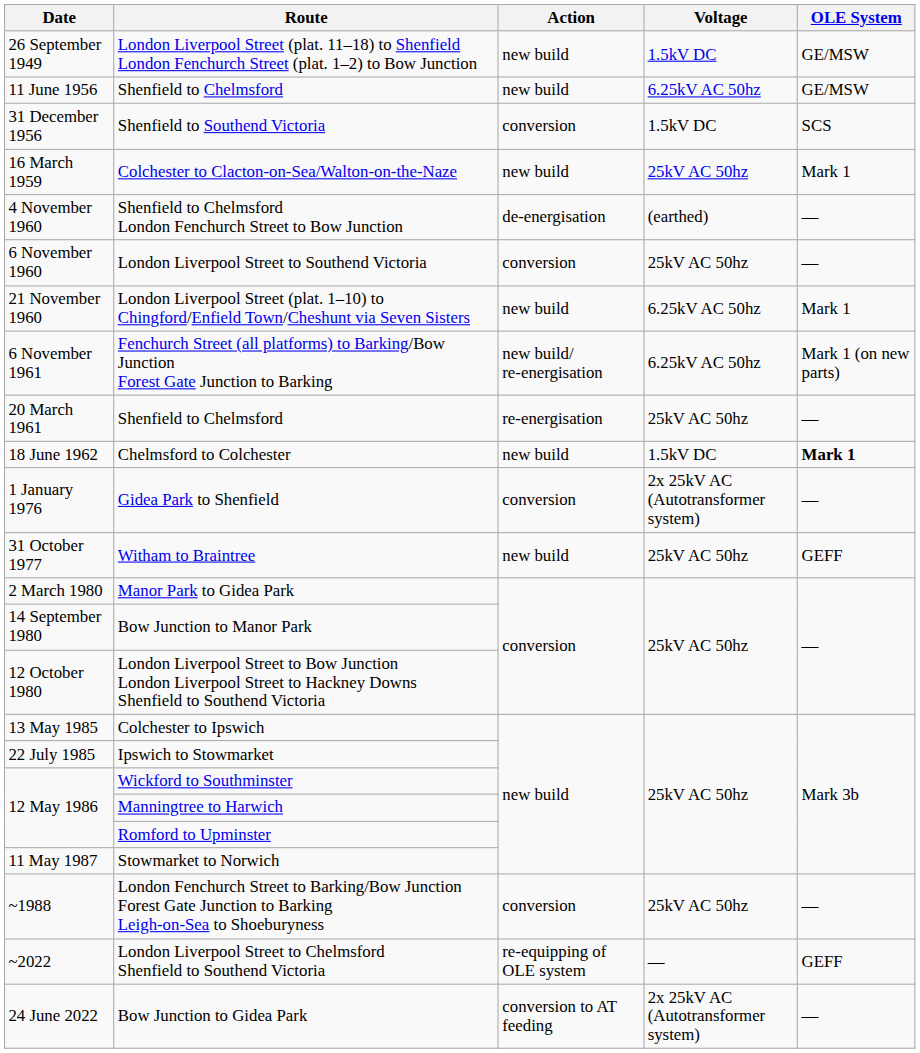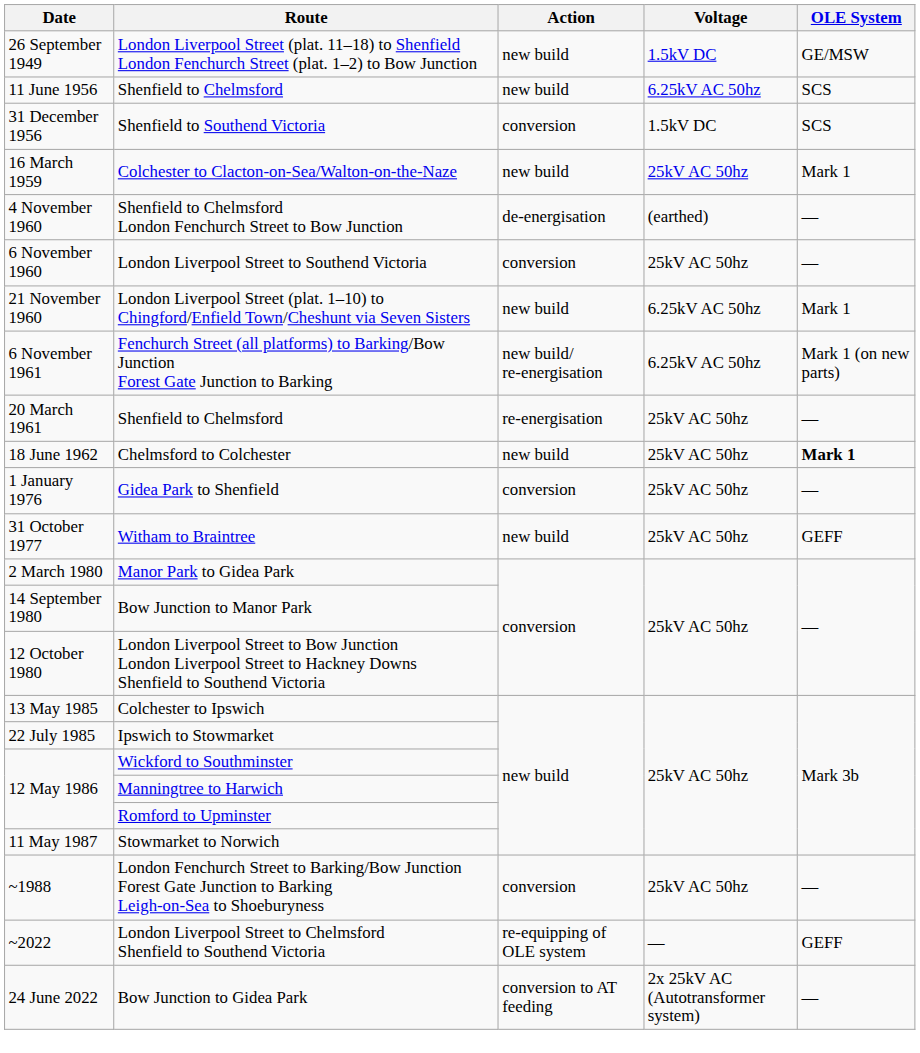(835, 90) GE/MSW -> (817, 90) SCS
(682, 454) 1.5kV DC -> (698, 454) 25kV AC 50hz
(706, 499) 2x 25kV AC (Autotransformer system) -> (698, 490) 25kV AC 50hz
